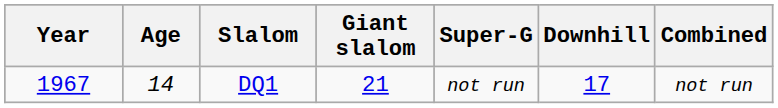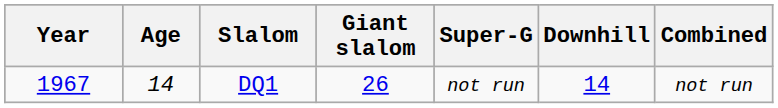(375, 85) 21 -> (375, 85) 26
(597, 85) 17 -> (597, 85) 14
